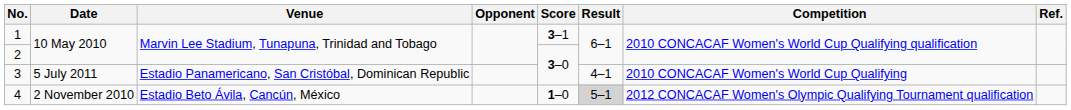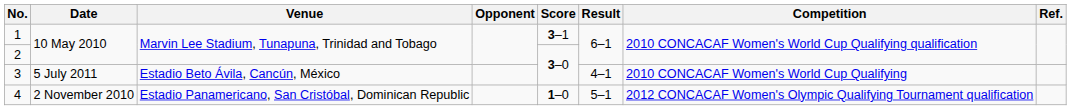(305, 74) Estadio Panamericano, San Cristóbal, Dominican Republic -> (240, 74) Estadio Beto Ávila, Cancún, México
(240, 94) Estadio Beto Ávila, Cancún, México -> (305, 94) Estadio Panamericano, San Cristóbal, Dominican Republic
(601, 94) lightgrey background -> (601, 94) no background
